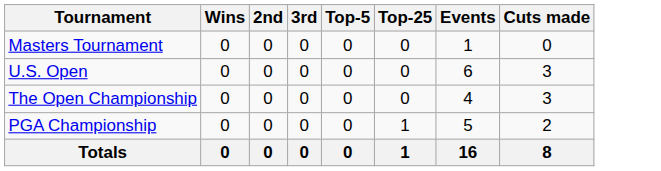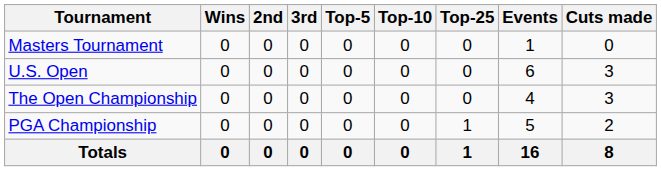+ column: (405, 17)
